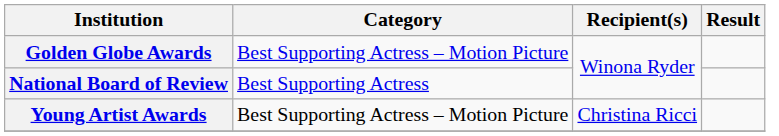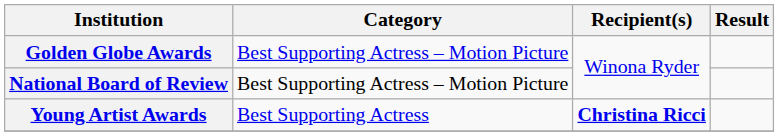(333, 83) Best Supporting Actress -> (403, 83) Best Supporting Actress – Motion Picture
(403, 114) Best Supporting Actress – Motion Picture -> (333, 114) Best Supporting Actress
(637, 114) normal -> (642, 114) bold
